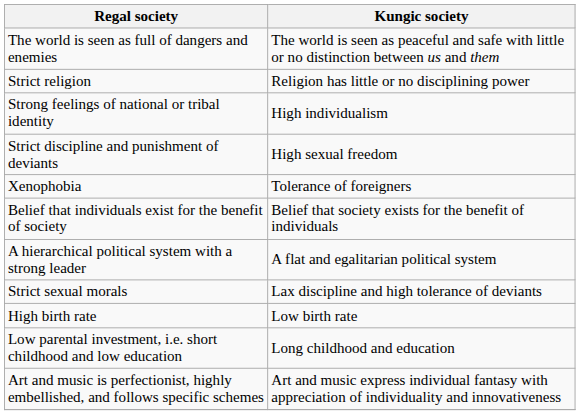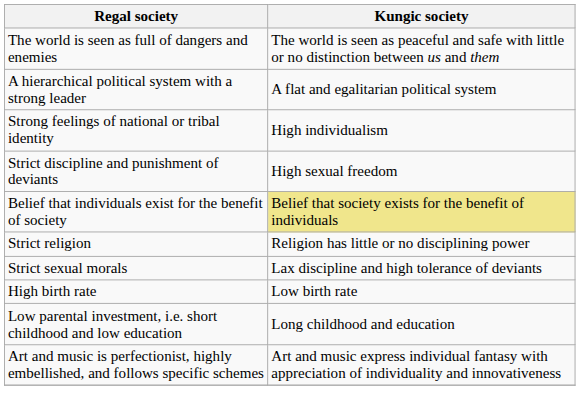rows swapped: (120, 259) <-> (50, 81)
- row: (45, 186)
(398, 218) no background -> (398, 211) khaki background
